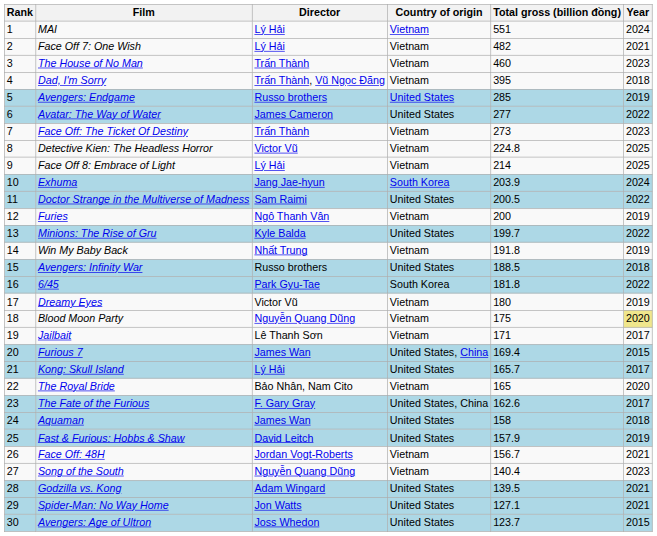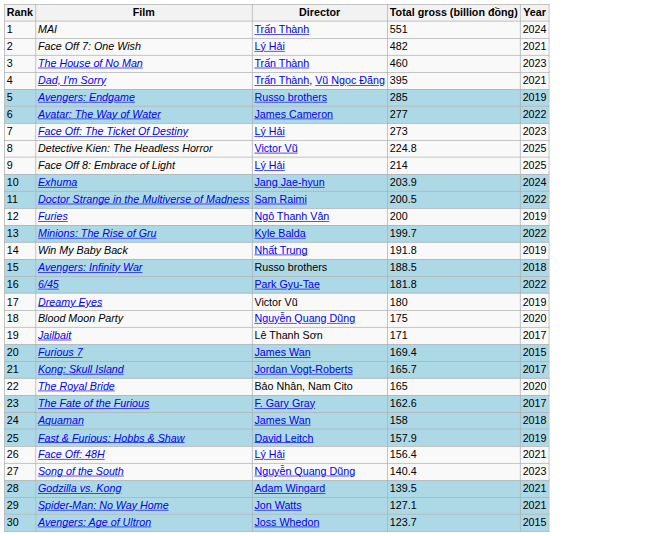- column: (439, 13)
(270, 30) Lý Hải -> (282, 30) Trấn Thành
(638, 81) 2018 -> (535, 81) 2021
(282, 132) Trấn Thành -> (270, 132) Lý Hải
(638, 319) khaki background -> (535, 319) no background
(270, 370) Lý Hải -> (304, 370) Jordan Vogt-Roberts
(304, 455) Jordan Vogt-Roberts -> (270, 455) Lý Hải
(507, 455) 156.7 -> (403, 455) 156.4
